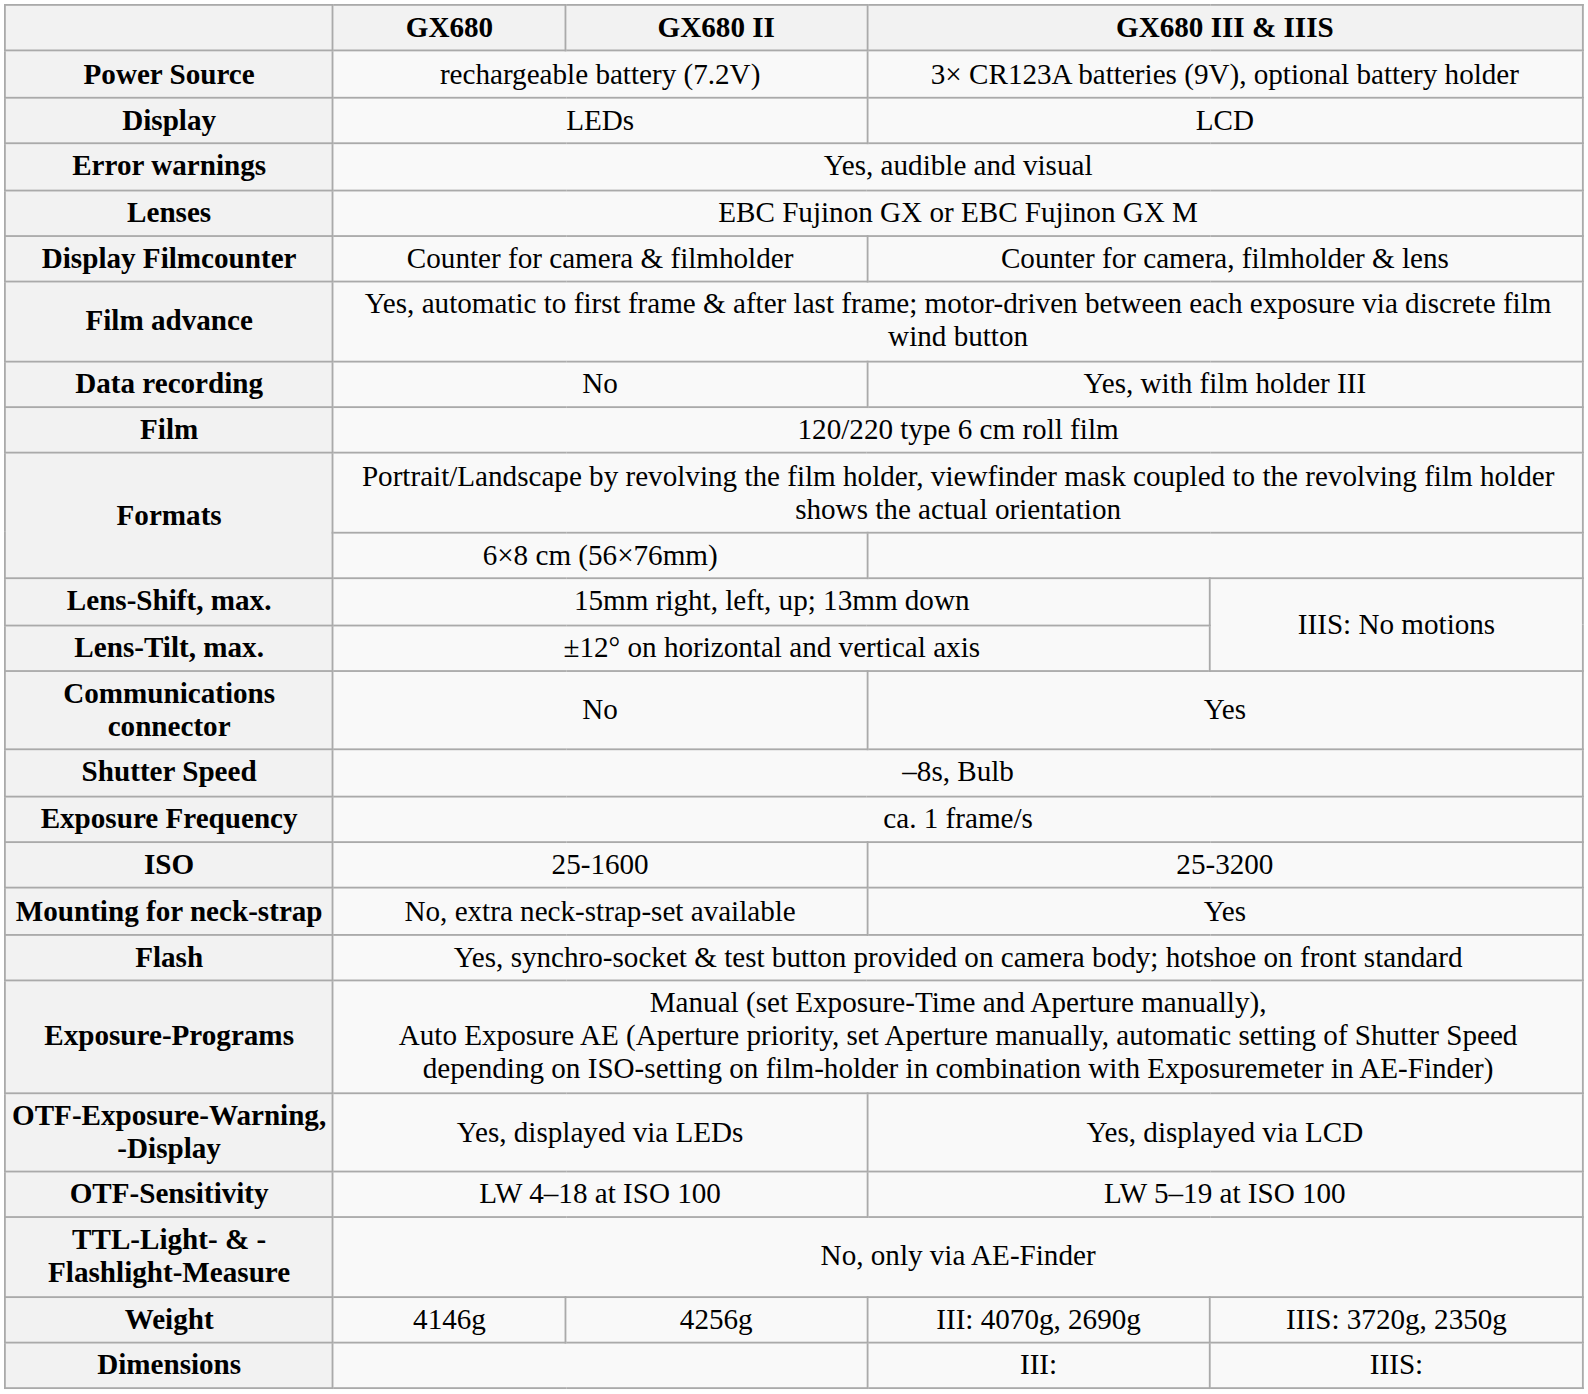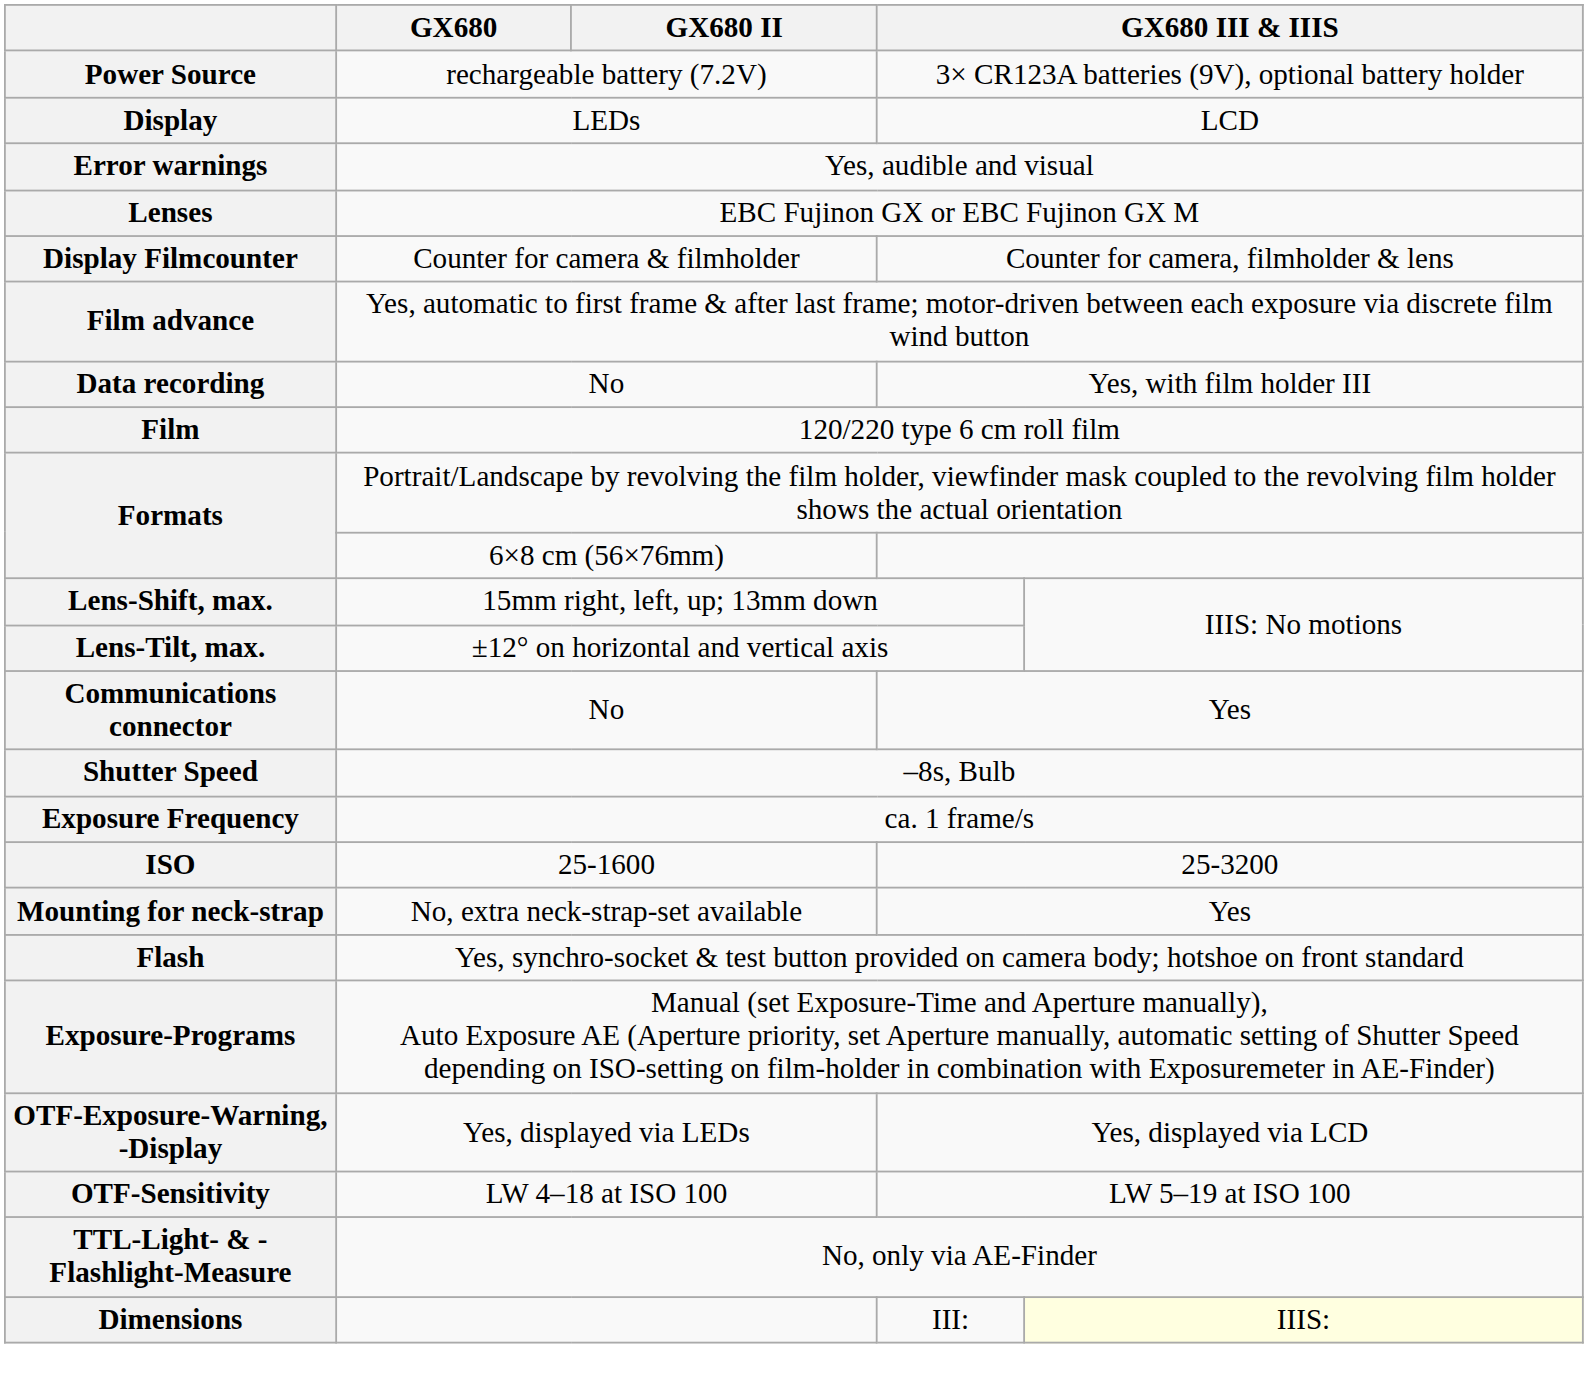- row: (169, 1319)
(1397, 1365) no background -> (1303, 1319) lightyellow background
